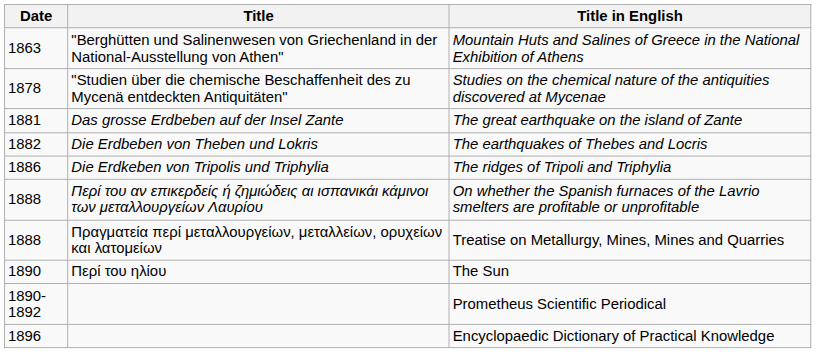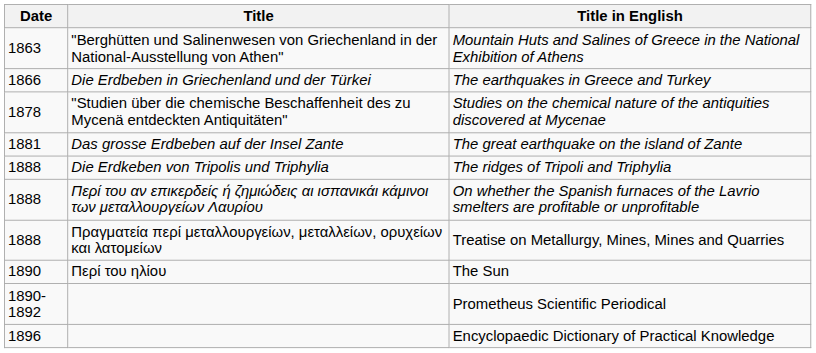+ row: (582, 80)
- row: (580, 144)
(24, 167) 1886 -> (24, 167) 1888
